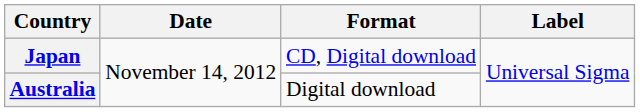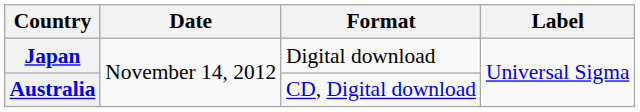(381, 55) CD, Digital download -> (361, 55) Digital download
(361, 89) Digital download -> (381, 89) CD, Digital download
